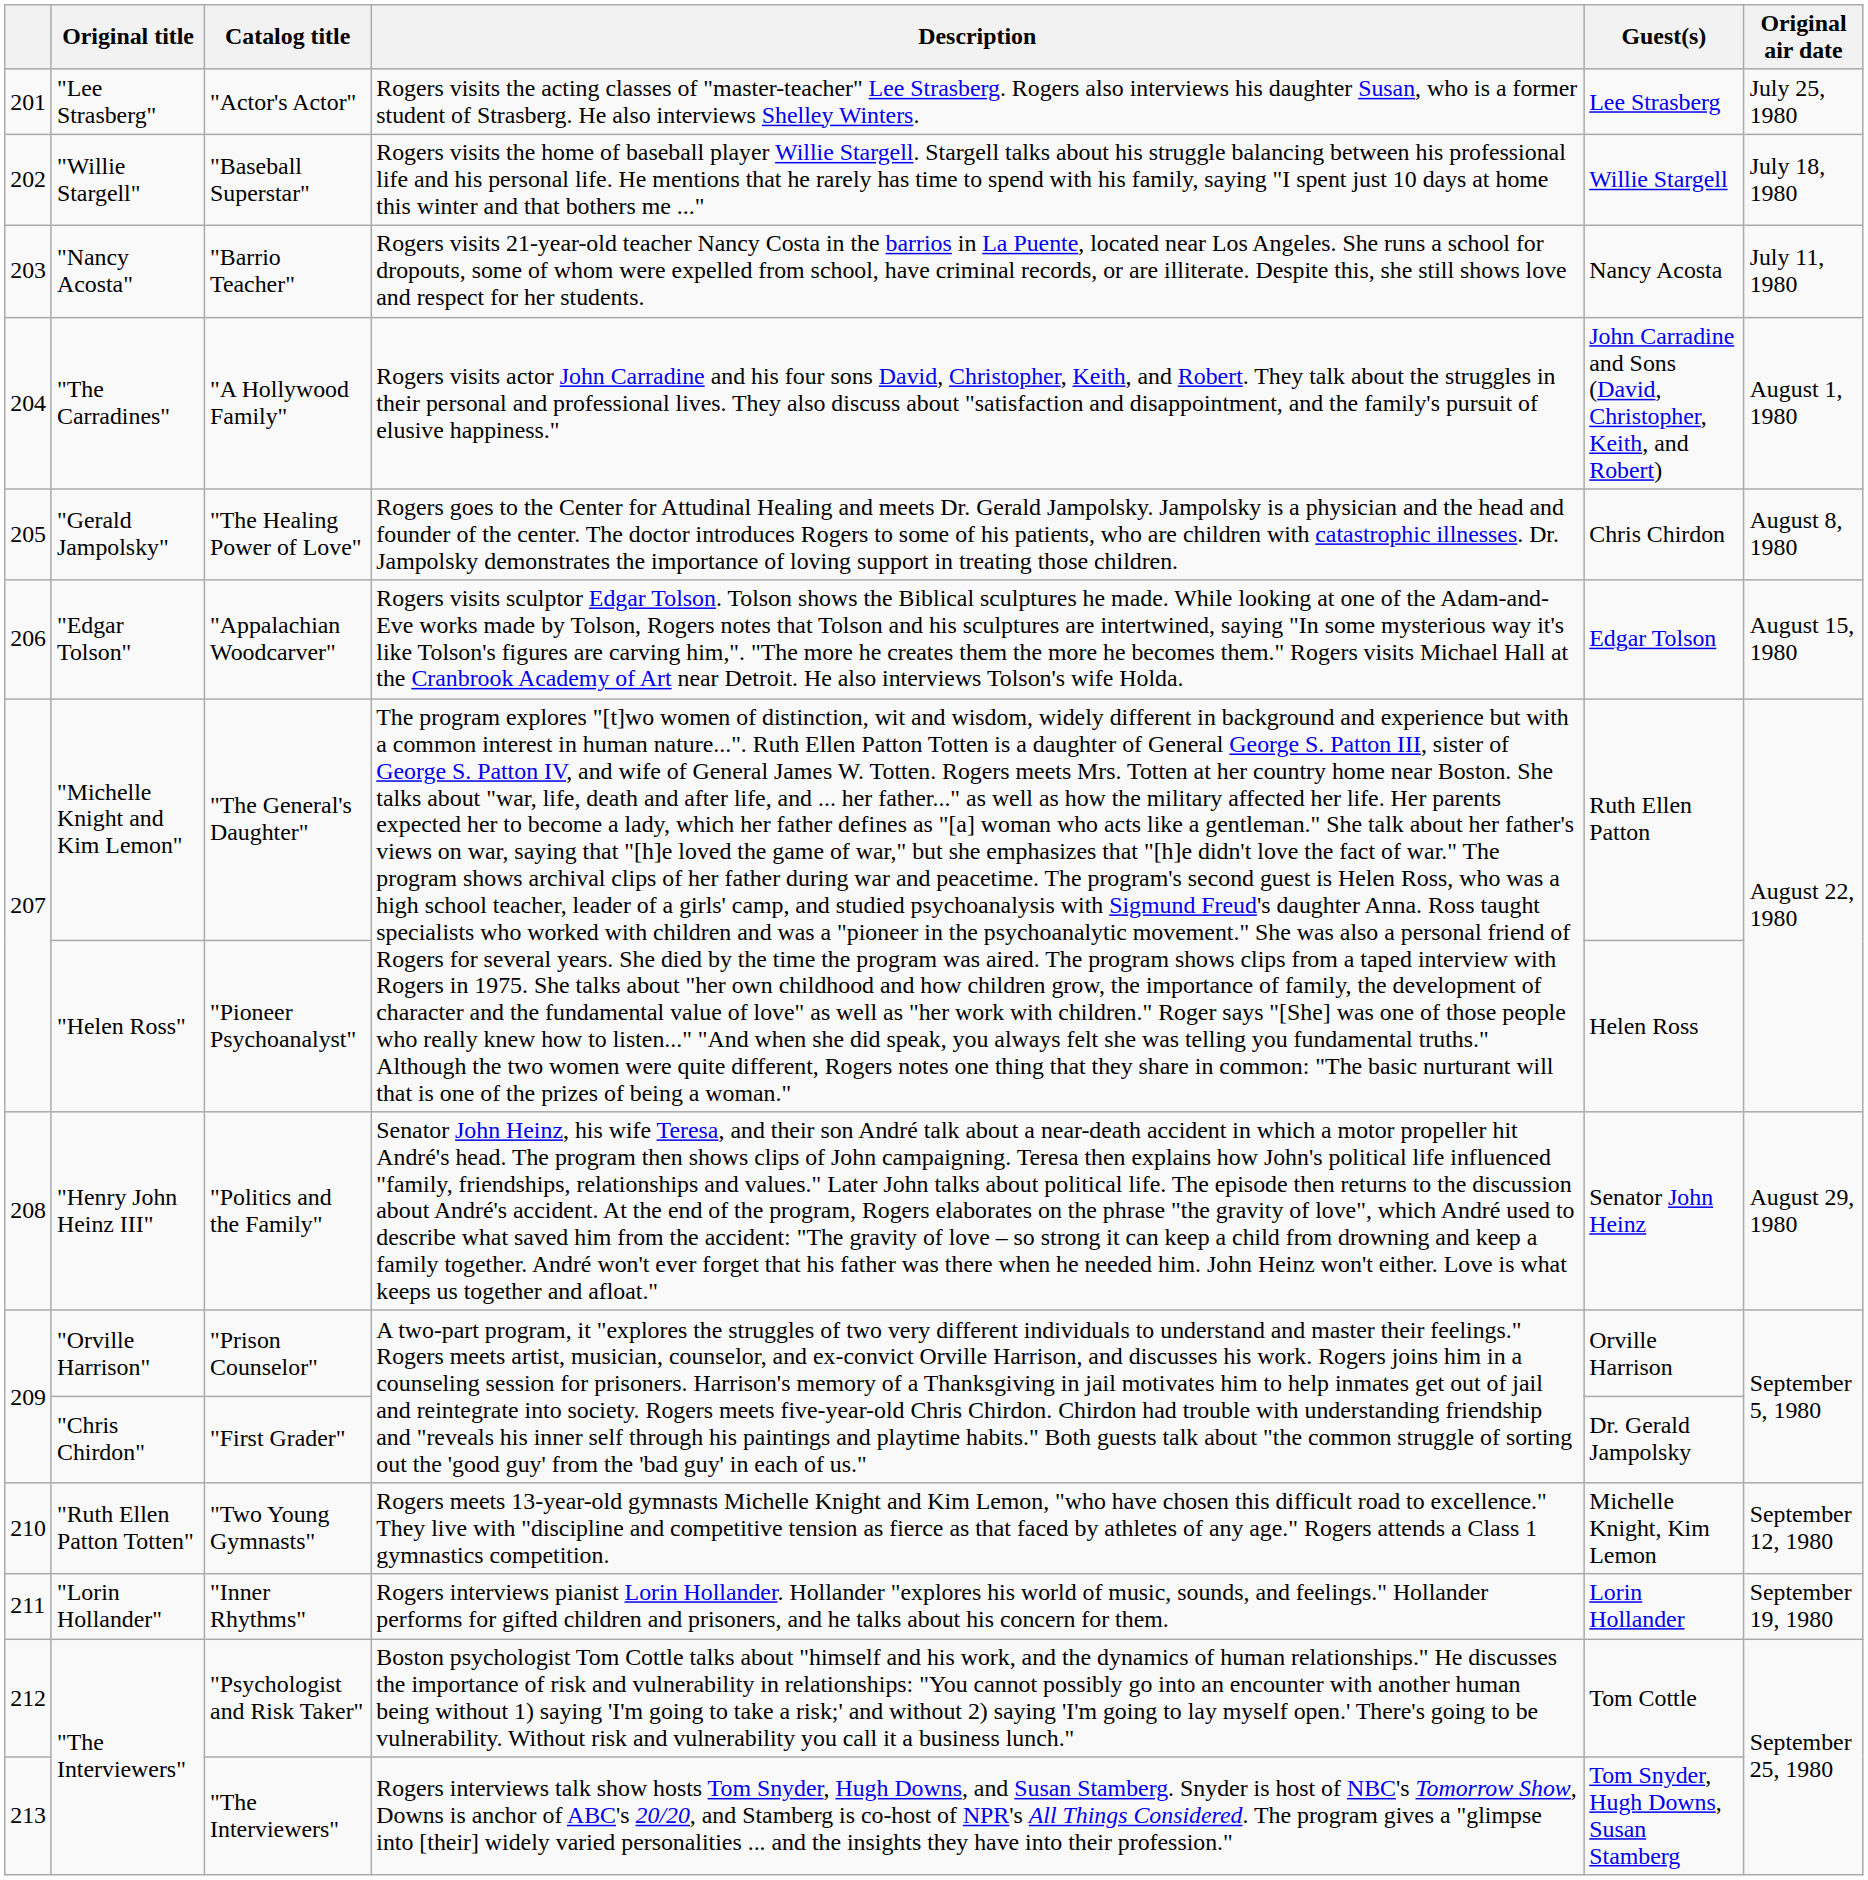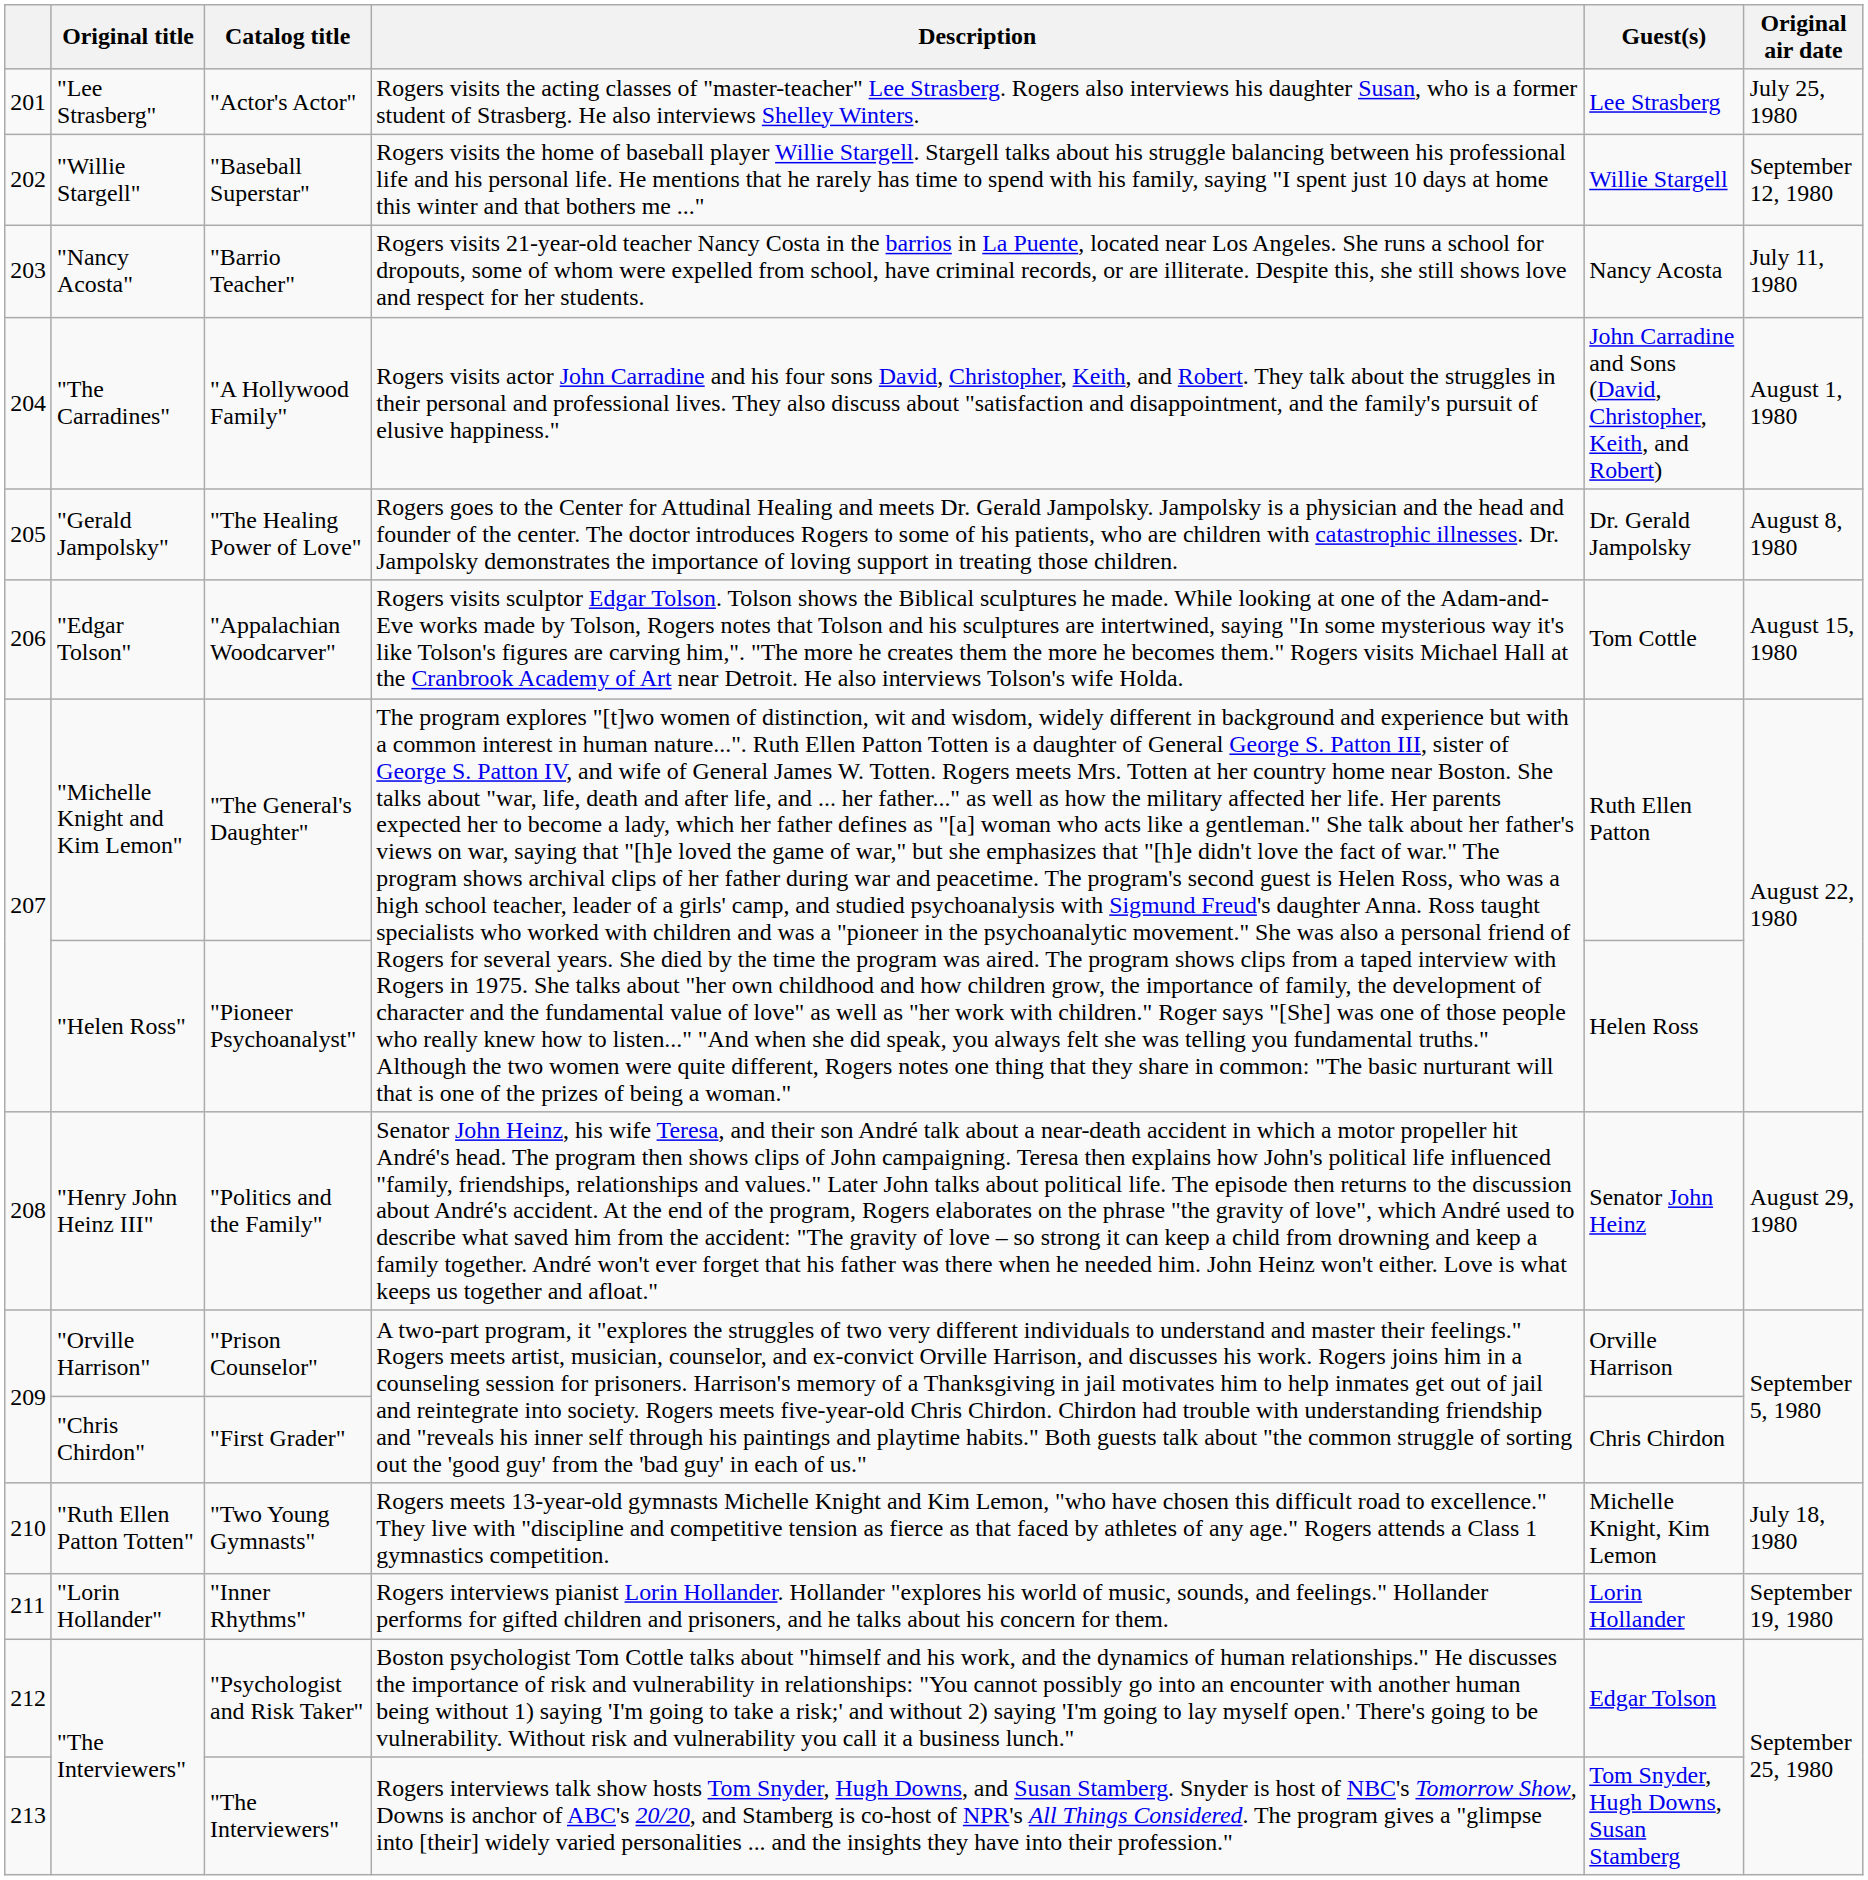(1787, 179) July 18, 1980 -> (1801, 179) September 12, 1980
(1657, 534) Chris Chirdon -> (1640, 534) Dr. Gerald Jampolsky
(1653, 639) Edgar Tolson -> (1643, 639) Tom Cottle
(1640, 1439) Dr. Gerald Jampolsky -> (1657, 1439) Chris Chirdon
(1801, 1527) September 12, 1980 -> (1787, 1527) July 18, 1980
(1643, 1697) Tom Cottle -> (1653, 1697) Edgar Tolson
